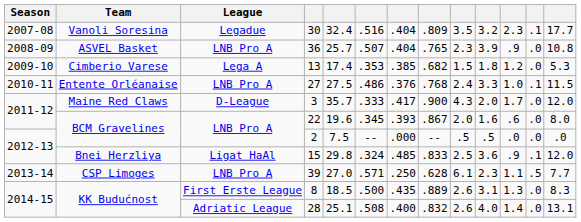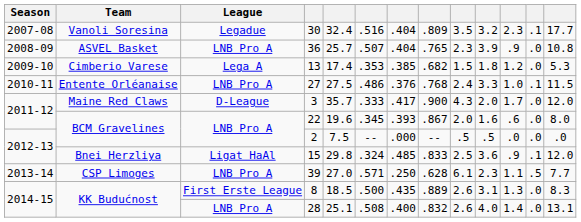(243, 209) Adriatic League -> (243, 209) LNB Pro A
